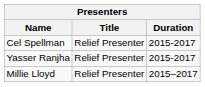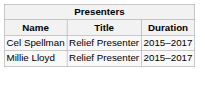(172, 43) 2015-2017 -> (168, 43) 2015–2017
- row: (38, 58)
